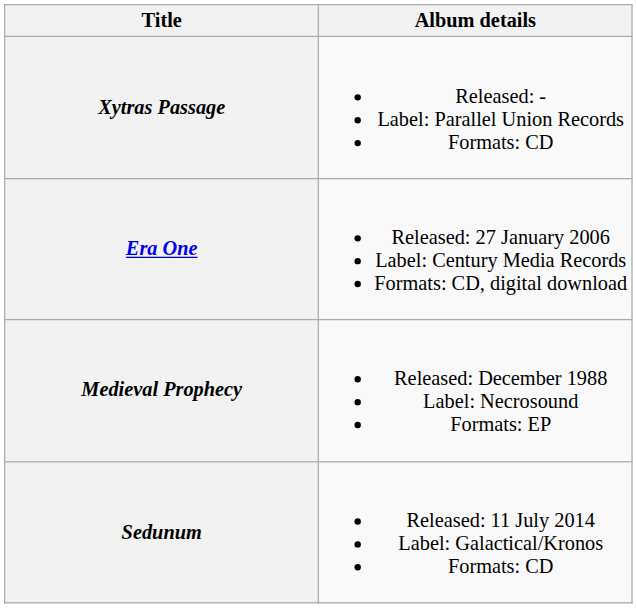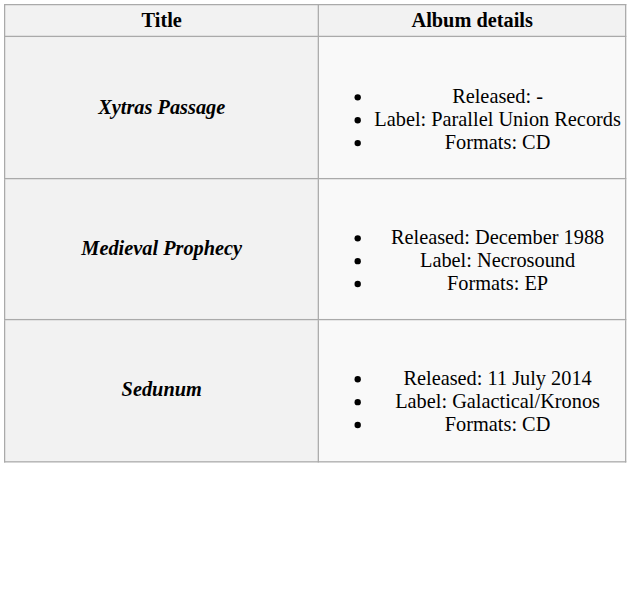- row: (162, 248)
